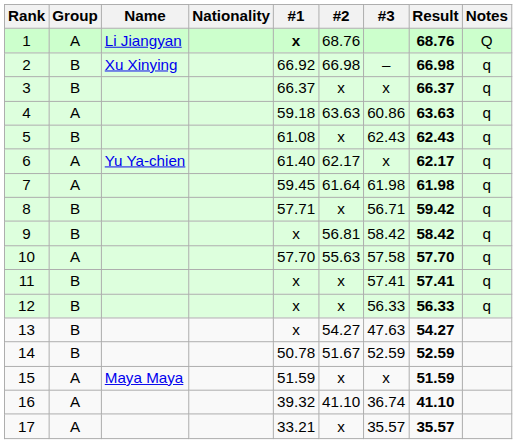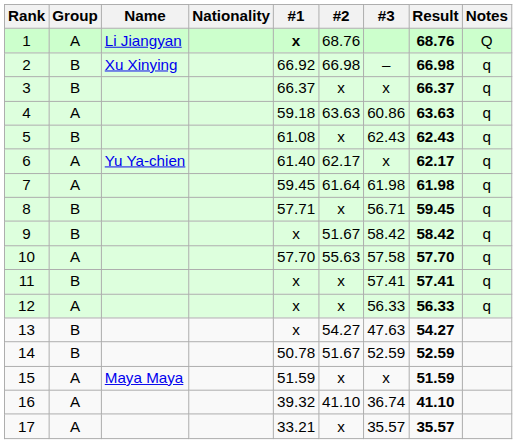(435, 209) 59.42 -> (435, 209) 59.45
(341, 233) 56.81 -> (341, 233) 51.67
(75, 305) B -> (75, 305) A
